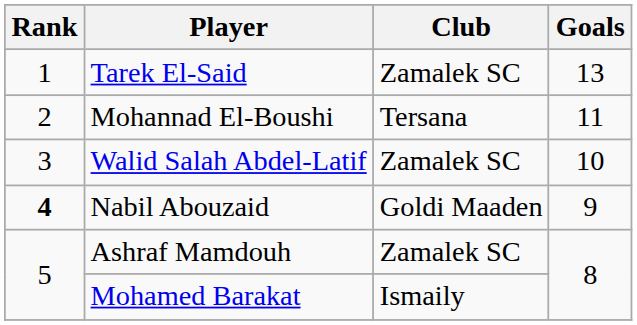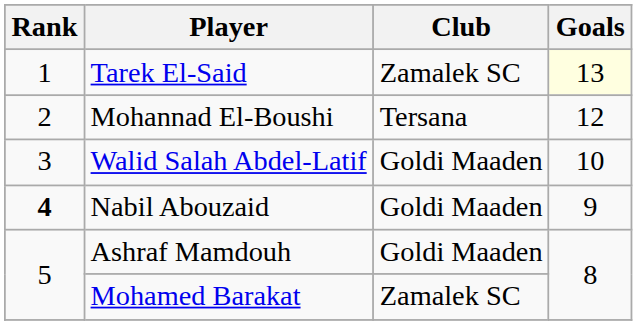(590, 71) no background -> (590, 71) lightyellow background
(590, 116) 11 -> (590, 116) 12
(450, 161) Zamalek SC -> (461, 161) Goldi Maaden
(450, 251) Zamalek SC -> (461, 251) Goldi Maaden
(422, 296) Ismaily -> (450, 296) Zamalek SC
